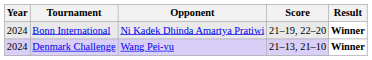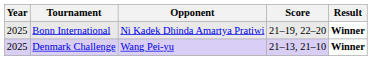(17, 30) 2024 -> (17, 30) 2025
(17, 47) 2024 -> (17, 47) 2025
